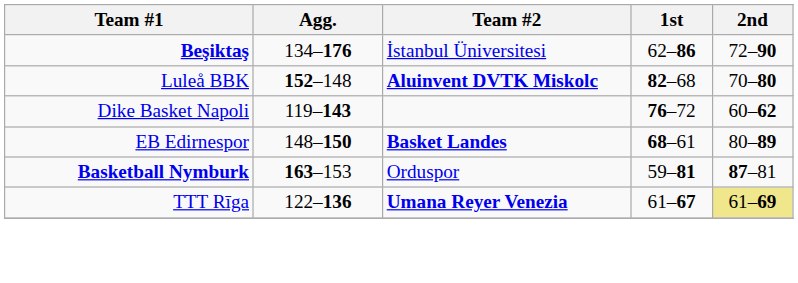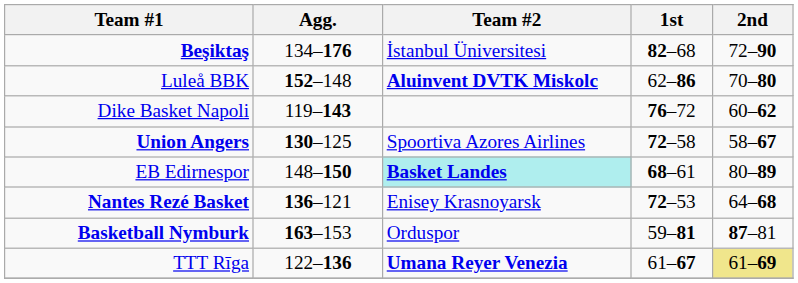(672, 50) 62–86 -> (672, 50) 82–68
(672, 80) 82–68 -> (672, 80) 62–86
+ row: (193, 141)
(447, 141) no background -> (447, 171) paleturquoise background
+ row: (169, 202)
